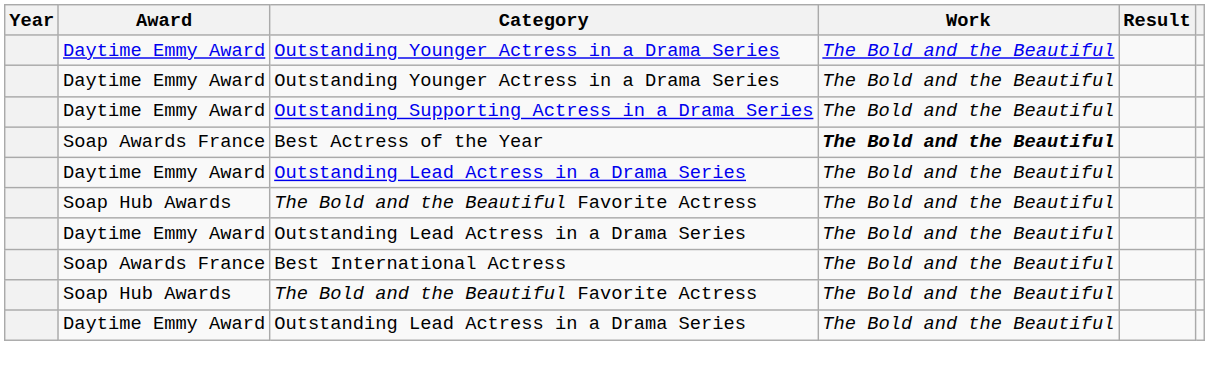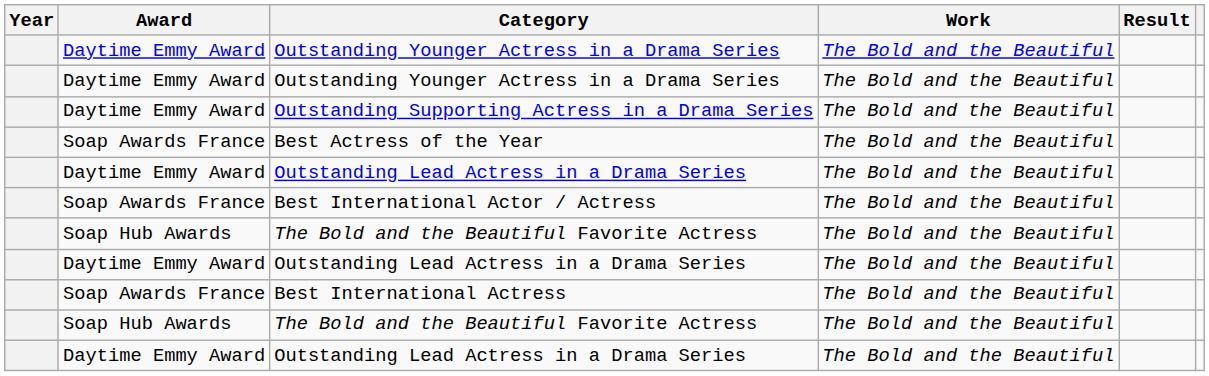(968, 142) bold -> (968, 142) normal
+ row: (164, 203)
